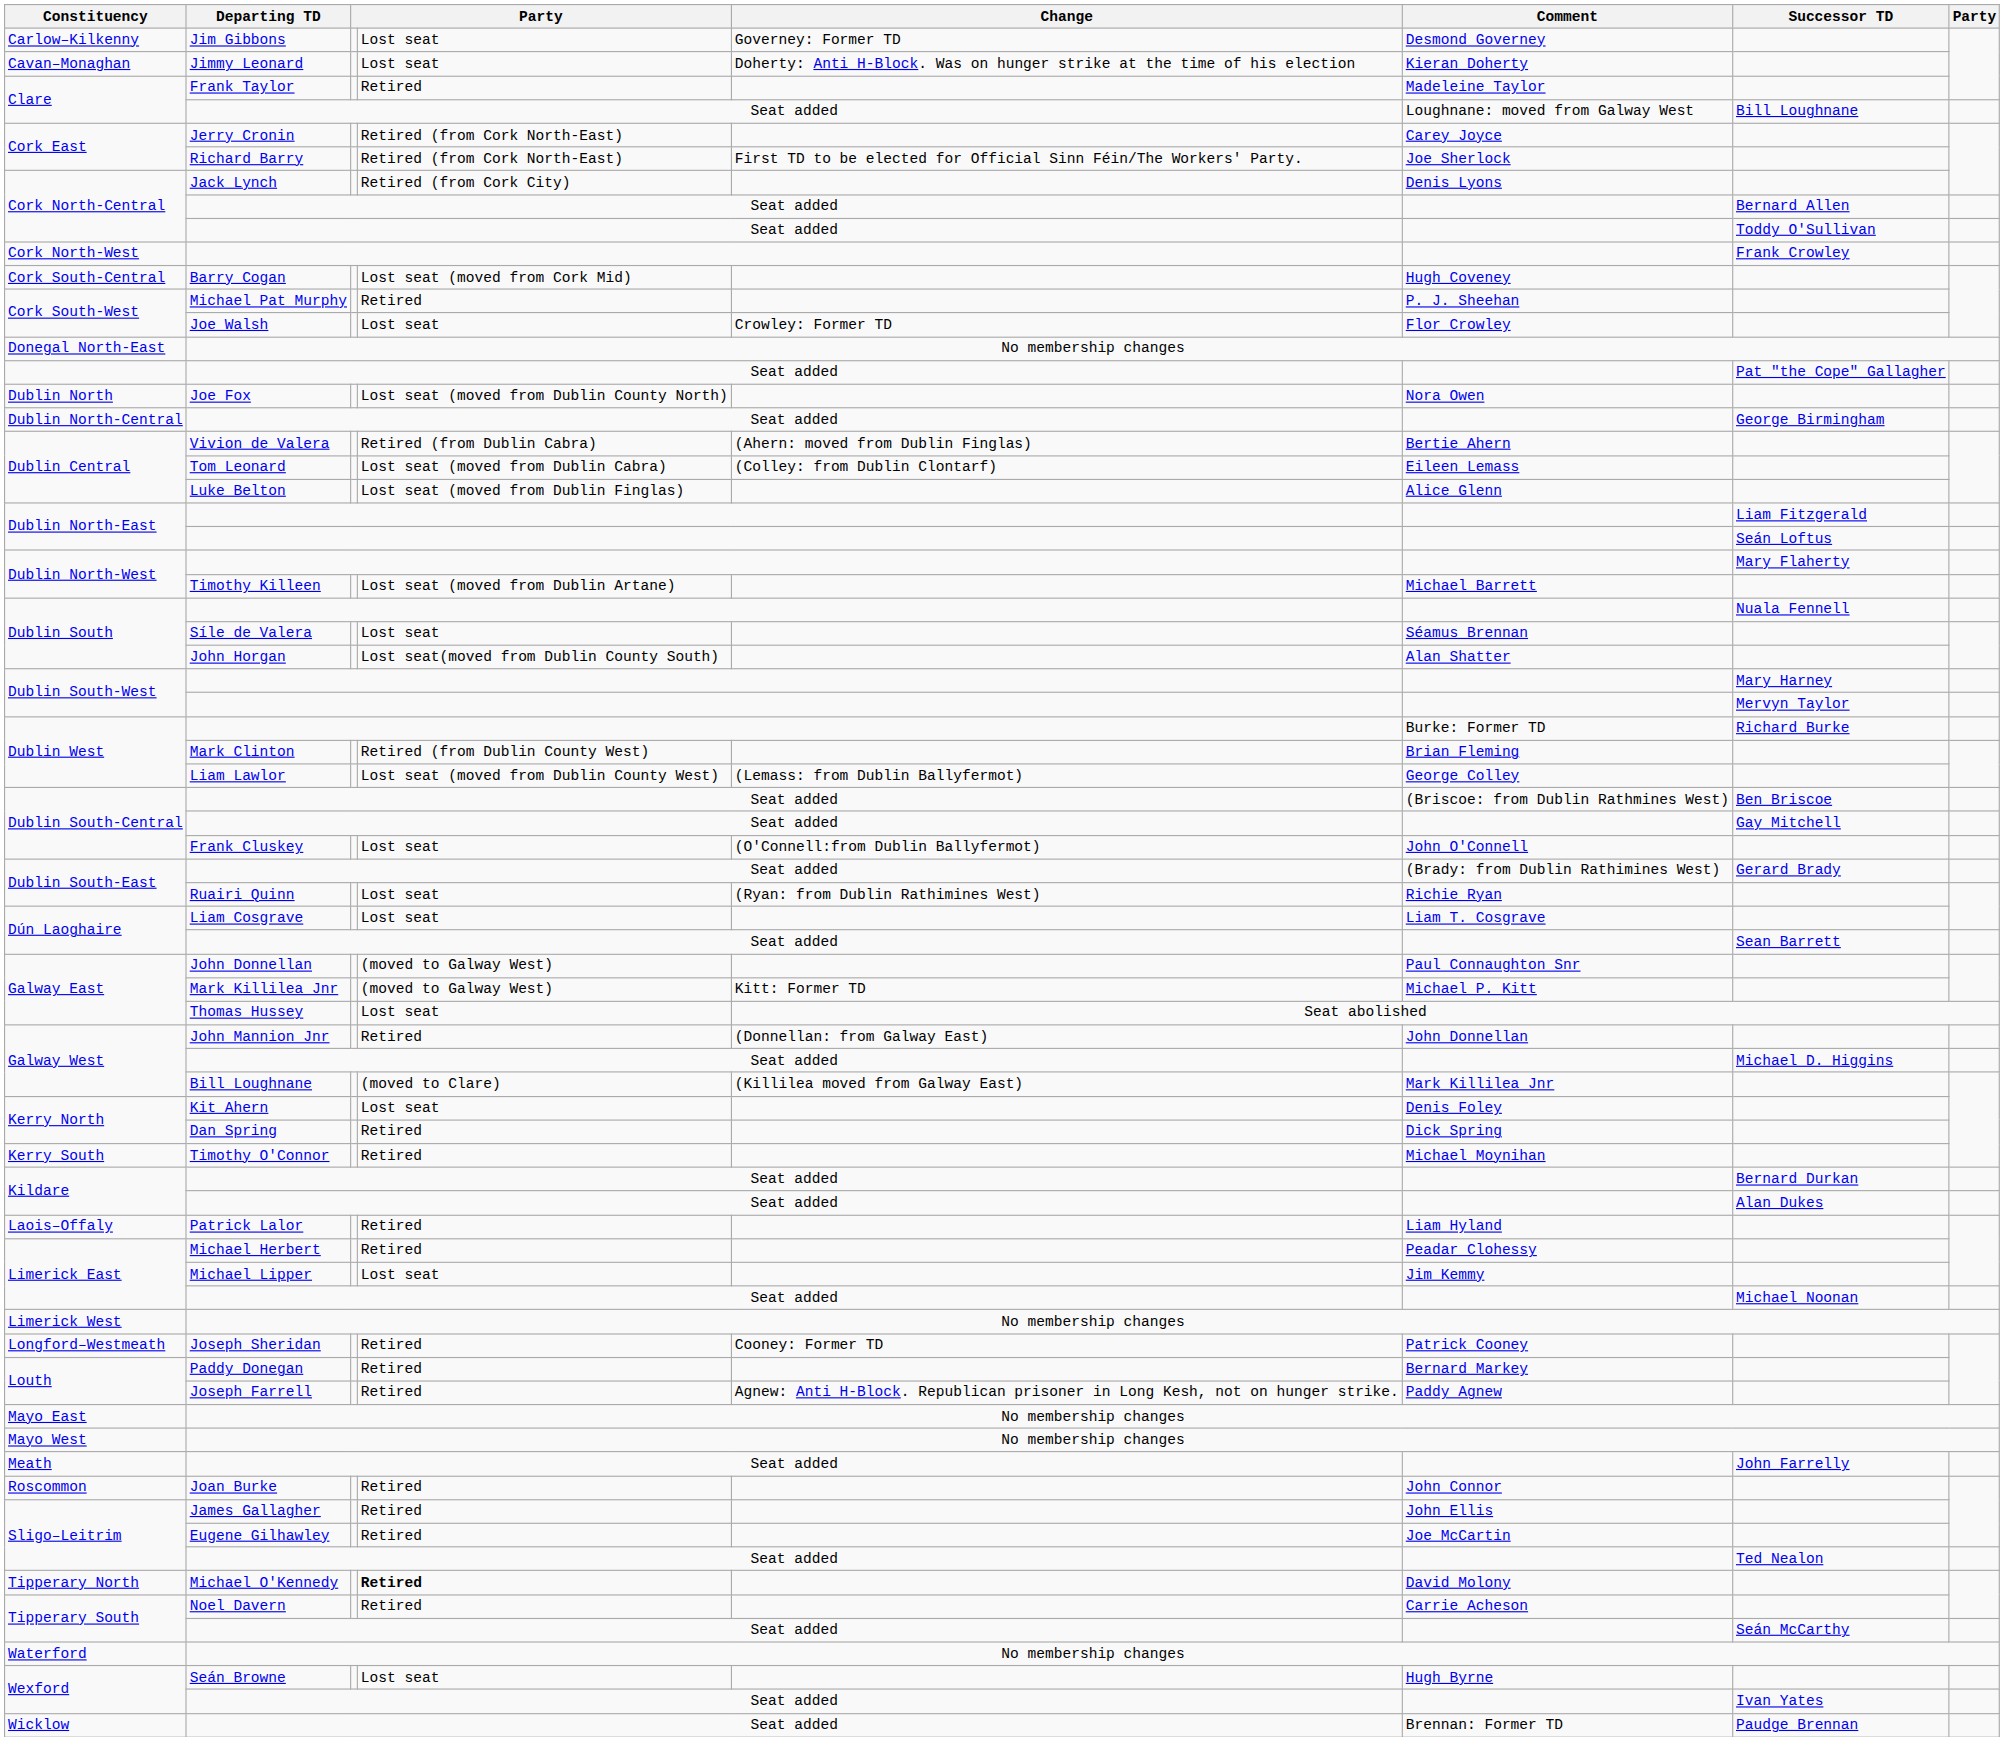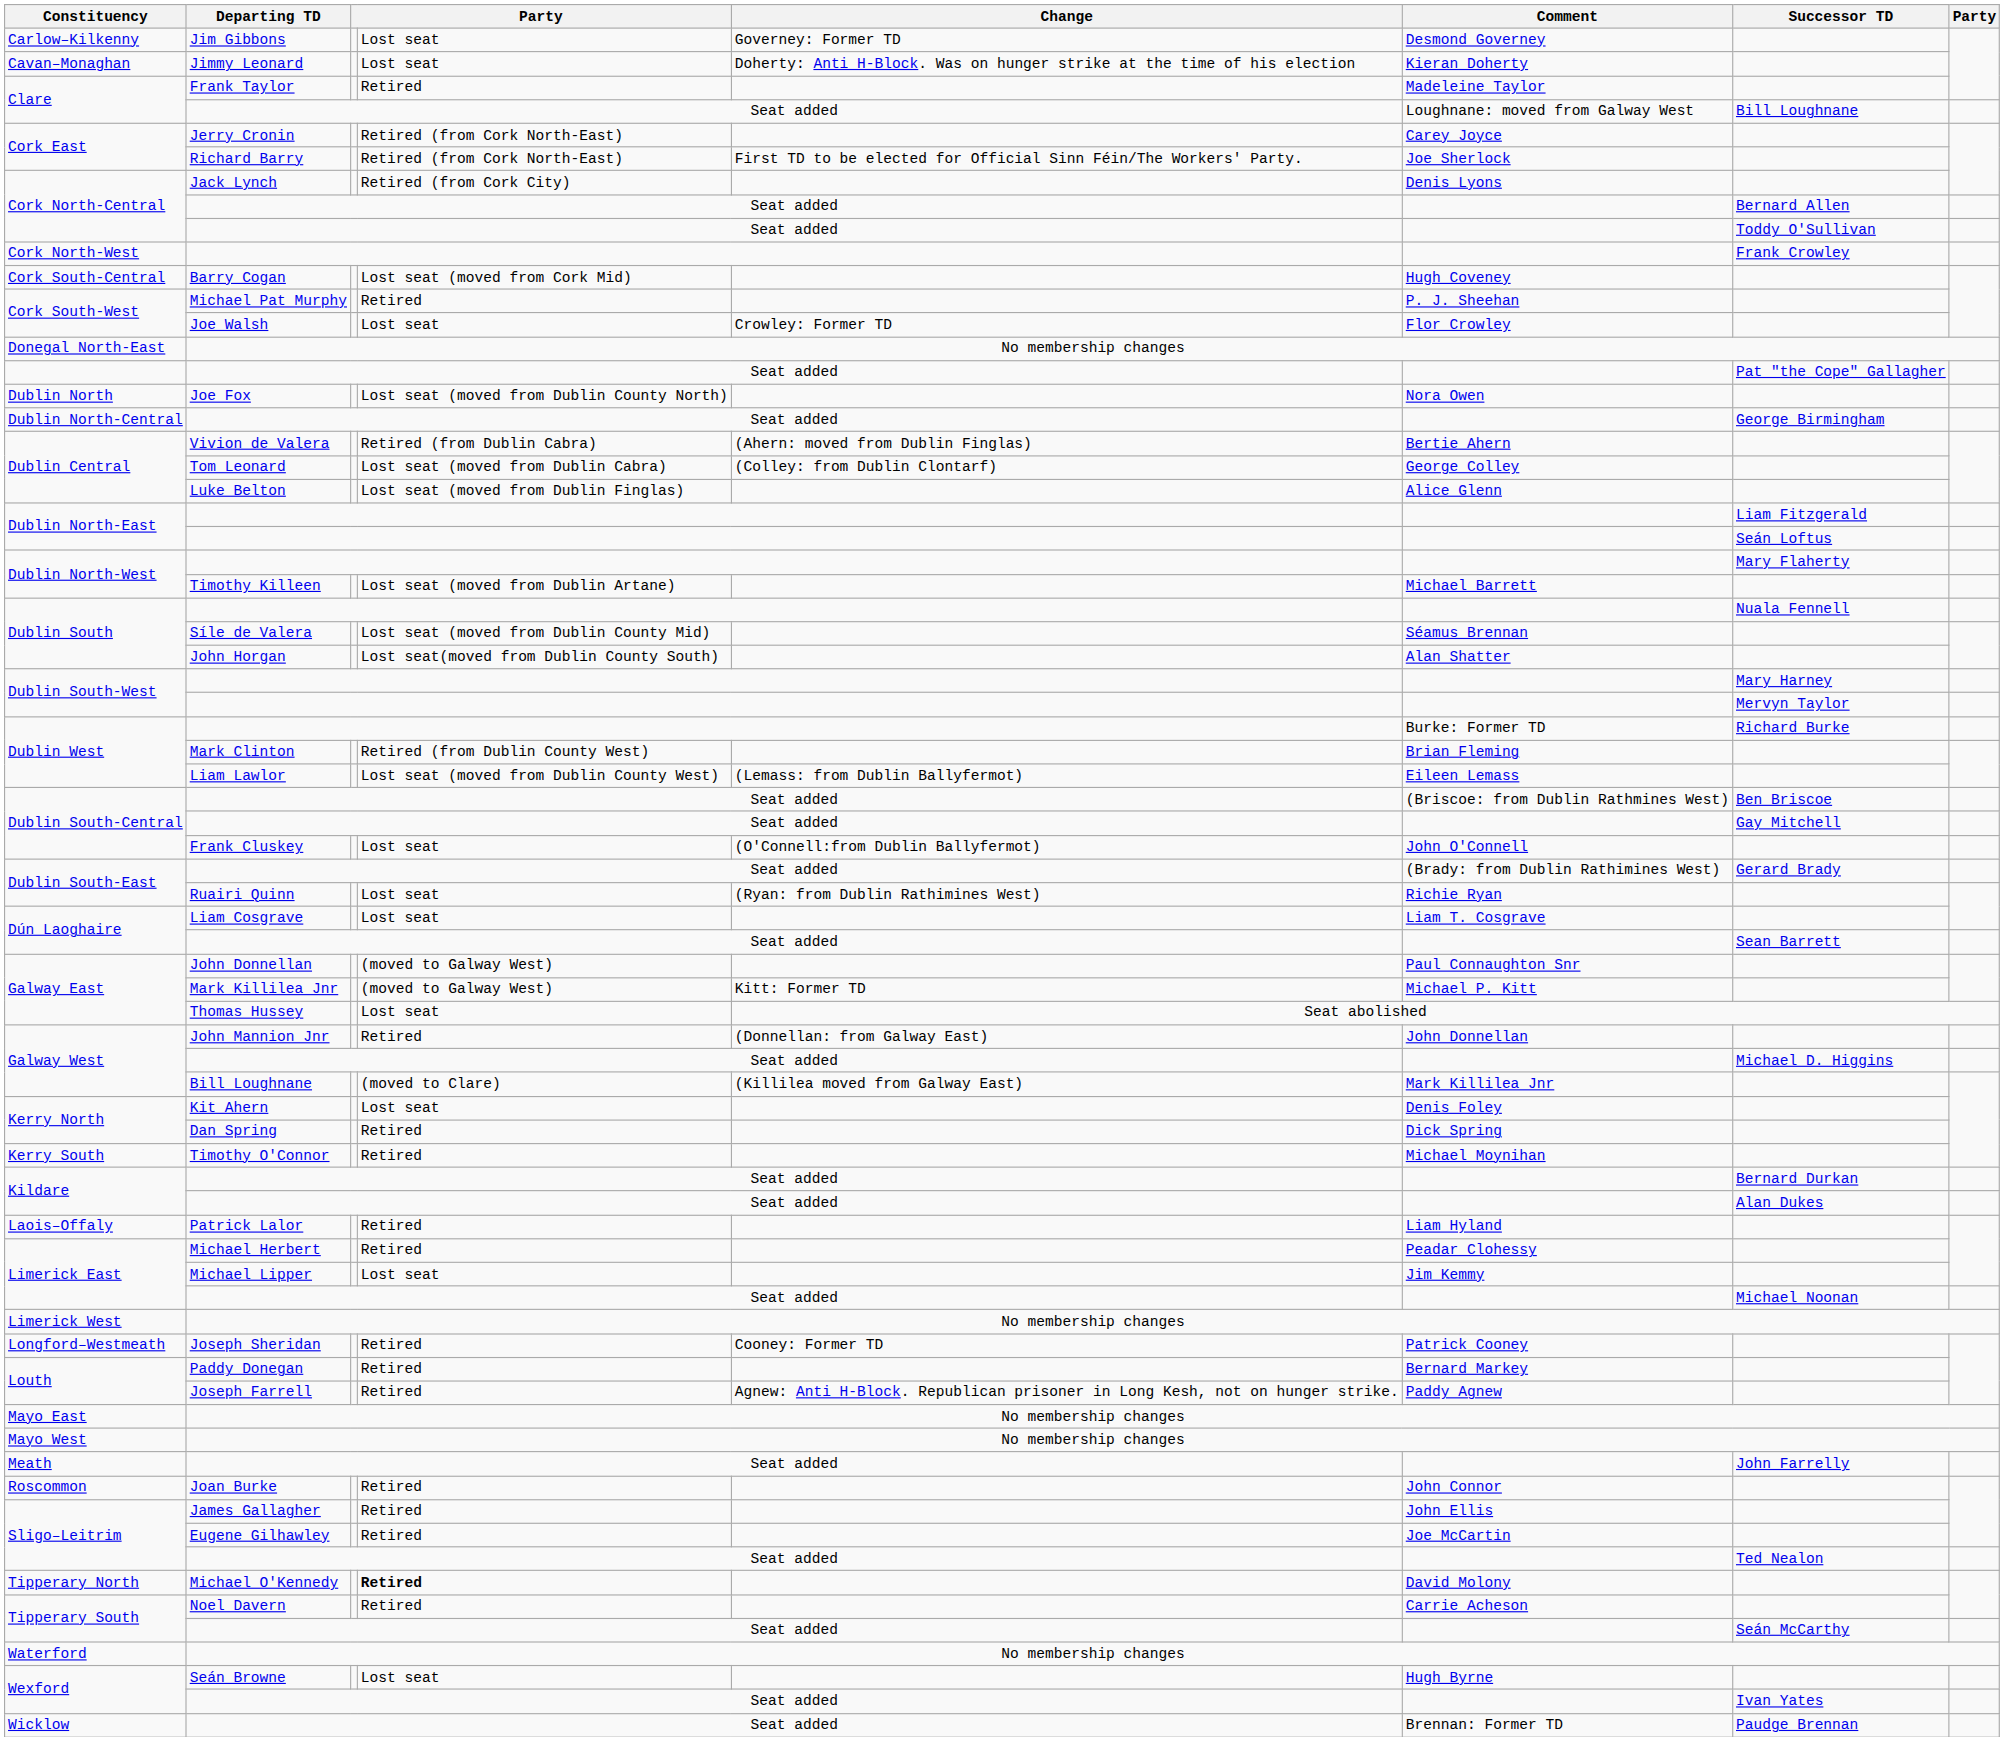(1463, 467) Eileen Lemass -> (1463, 467) George Colley
(400, 633) Lost seat -> (536, 633) Lost seat (moved from Dublin County Mid)
(1463, 776) George Colley -> (1463, 776) Eileen Lemass
